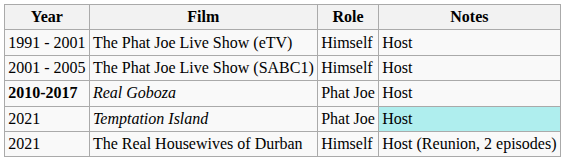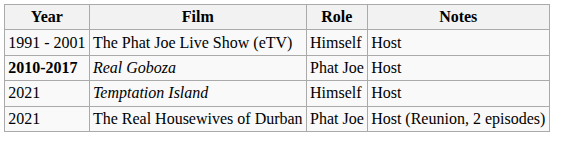- row: (203, 67)
(348, 118) Phat Joe -> (336, 93) Himself
(397, 118) paleturquoise background -> (386, 93) no background
(347, 144) Himself -> (337, 118) Phat Joe
